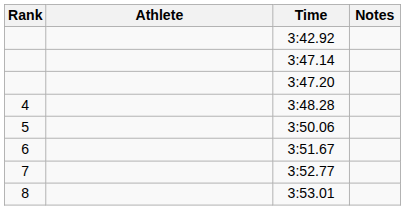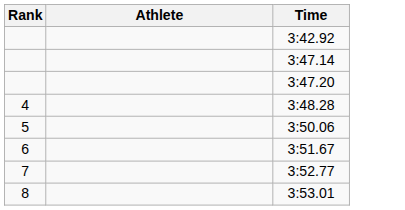- column: (375, 15)
